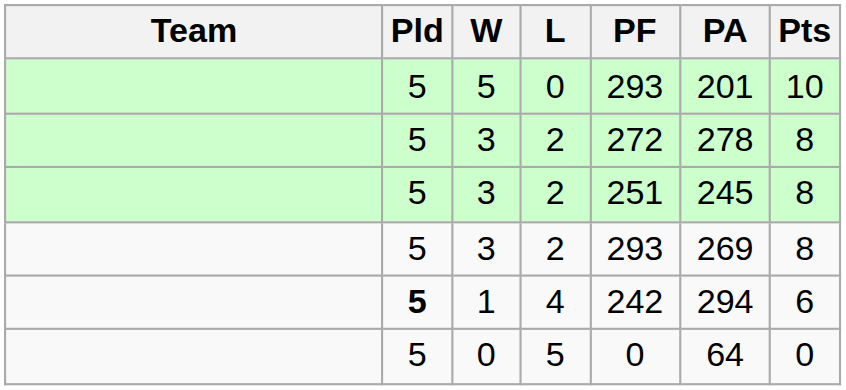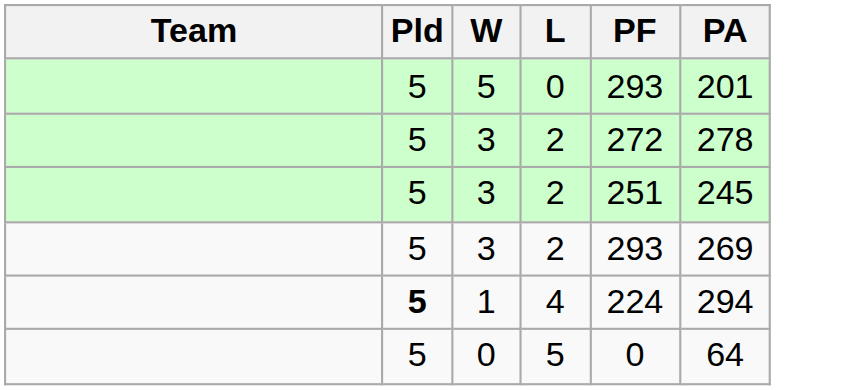- column: (805, 31)
(635, 301) 242 -> (635, 301) 224
